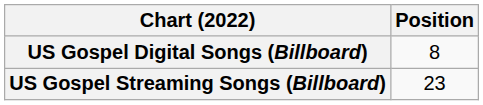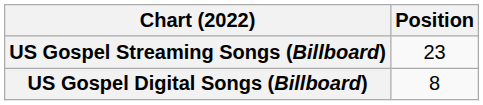rows swapped: (198, 52) <-> (198, 83)
